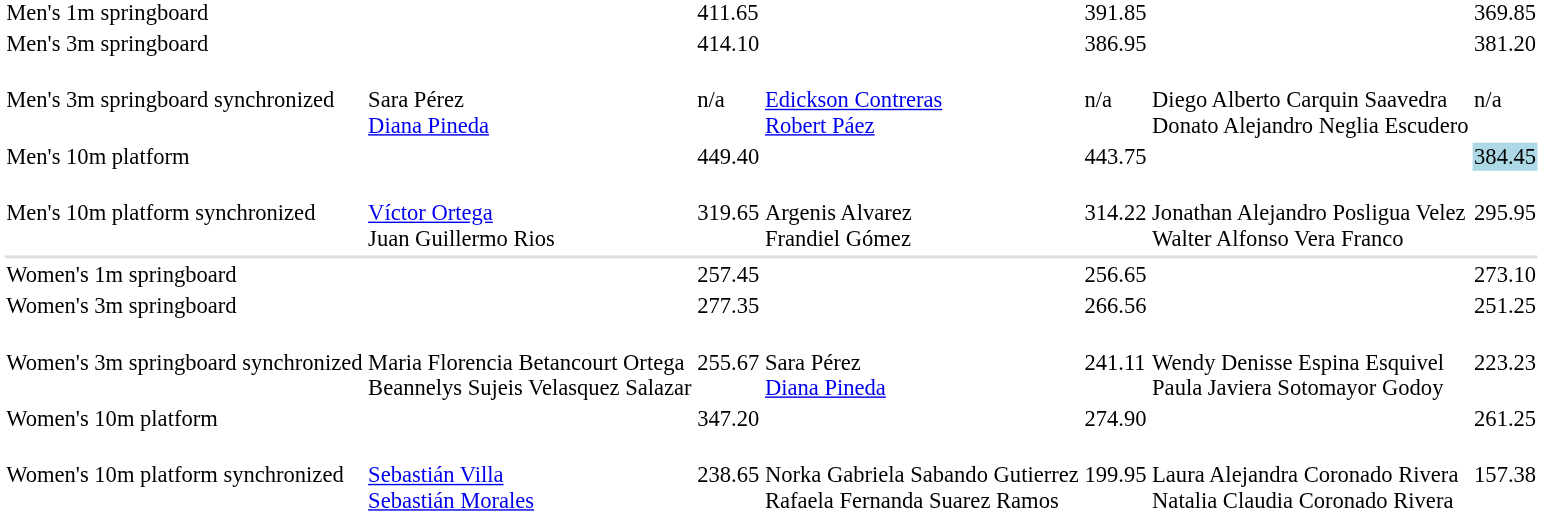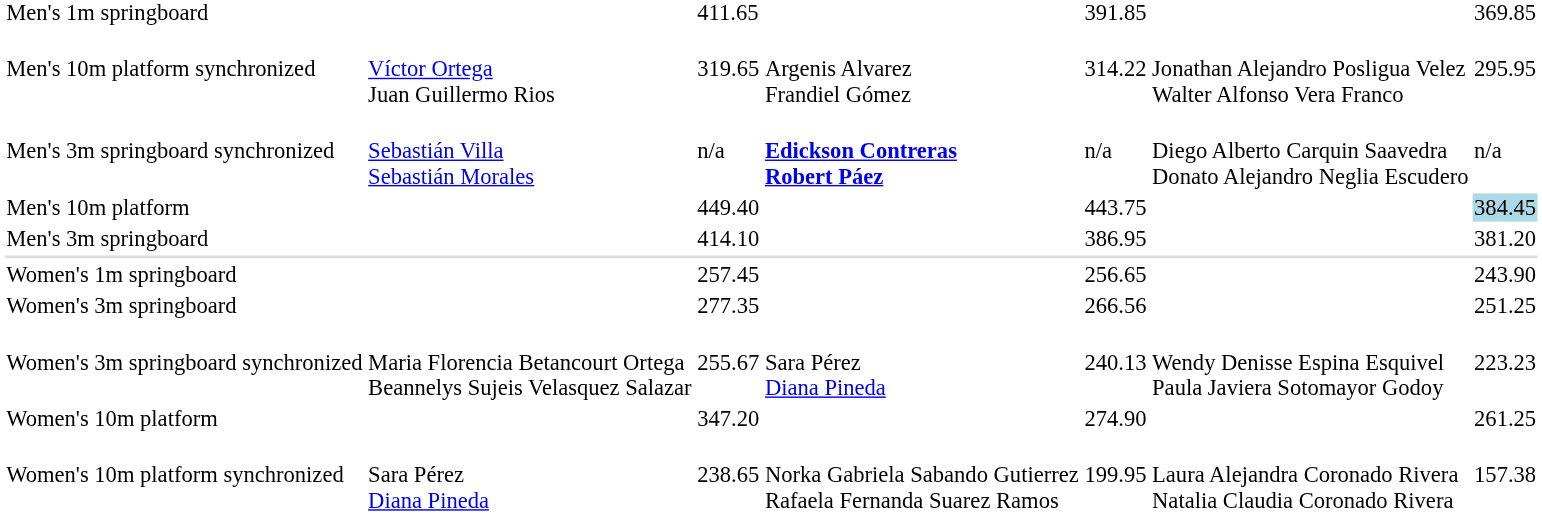rows swapped: (107, 43) <-> (161, 212)
(429, 112) Sara Pérez Diana Pineda -> (451, 163) Sebastián Villa Sebastián Morales
(854, 112) normal -> (861, 163) bold
(1505, 274) 273.10 -> (1505, 274) 243.90
(1115, 362) 241.11 -> (1115, 362) 240.13
(451, 487) Sebastián Villa Sebastián Morales -> (429, 487) Sara Pérez Diana Pineda
